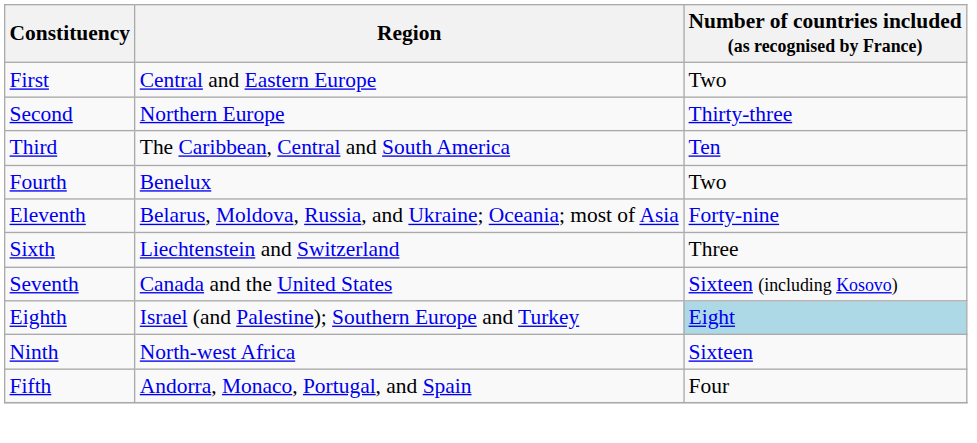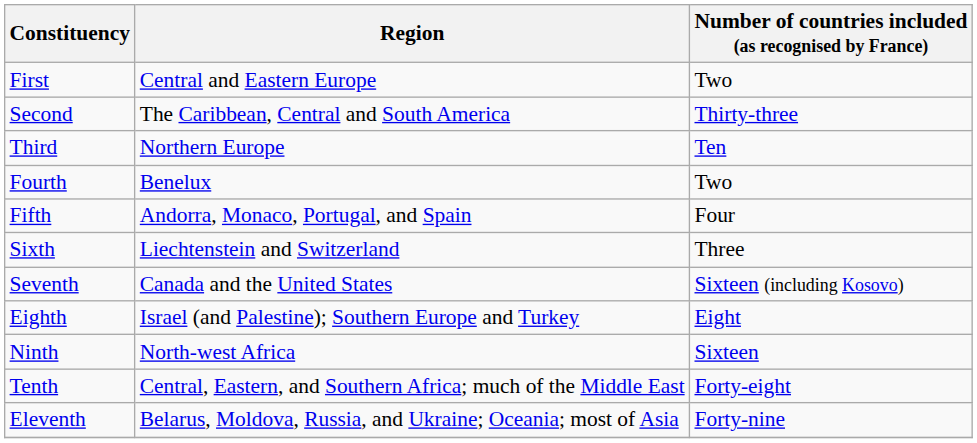(212, 113) Northern Europe -> (325, 113) The Caribbean, Central and South America
(325, 147) The Caribbean, Central and South America -> (212, 147) Northern Europe
rows swapped: (30, 385) <-> (48, 215)
(712, 317) lightblue background -> (718, 317) no background
+ row: (34, 385)
